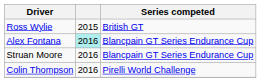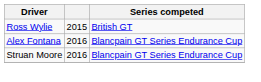(88, 41) paleturquoise background -> (77, 41) no background
- row: (40, 70)
